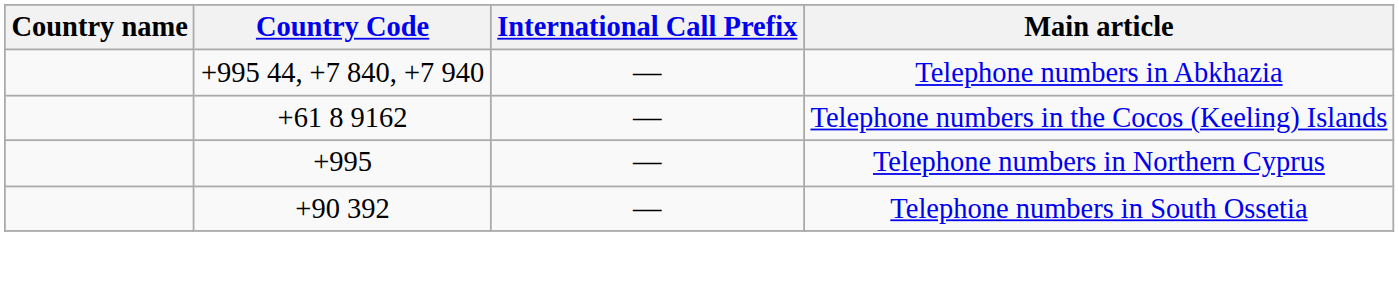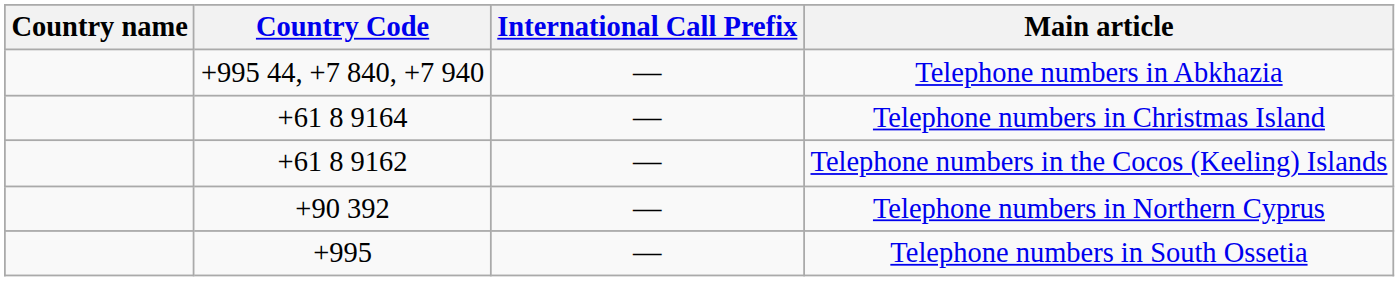+ row: (1099, 117)
(343, 162) +995 -> (343, 207) +90 392
(343, 207) +90 392 -> (343, 252) +995
